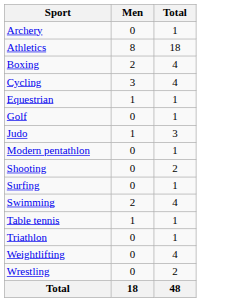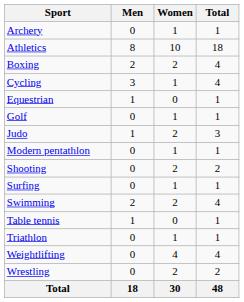+ column: (175, 13)
